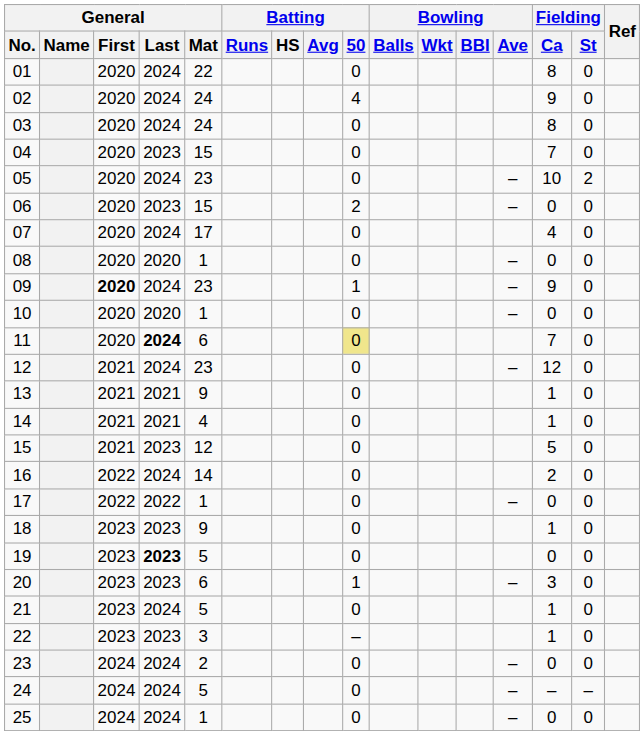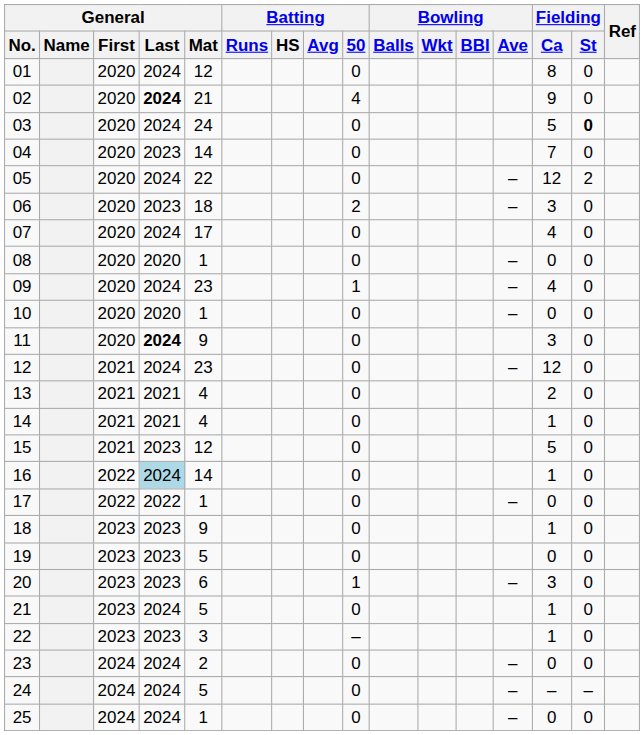(203, 71) 22 -> (203, 71) 12
(162, 98) normal -> (162, 98) bold
(203, 98) 24 -> (203, 98) 21
(552, 125) 8 -> (552, 125) 5
(588, 125) normal -> (588, 125) bold
(203, 152) 15 -> (203, 152) 14
(203, 179) 23 -> (203, 179) 22
(552, 179) 10 -> (552, 179) 12
(203, 206) 15 -> (203, 206) 18
(552, 206) 0 -> (552, 206) 3
(116, 286) bold -> (116, 286) normal
(552, 286) 9 -> (552, 286) 4
(203, 340) 6 -> (203, 340) 9
(356, 340) khaki background -> (356, 340) no background
(552, 340) 7 -> (552, 340) 3
(203, 394) 9 -> (203, 394) 4
(552, 394) 1 -> (552, 394) 2
(162, 475) no background -> (162, 475) lightblue background
(552, 475) 2 -> (552, 475) 1
(162, 555) bold -> (162, 555) normal
